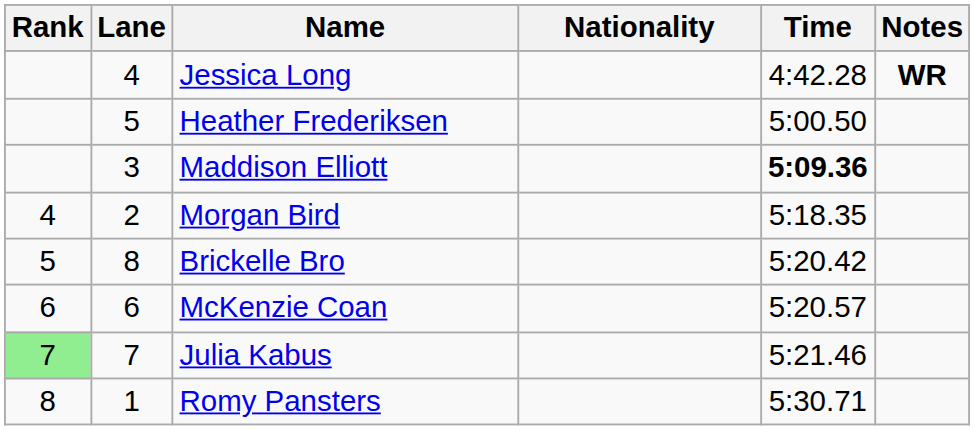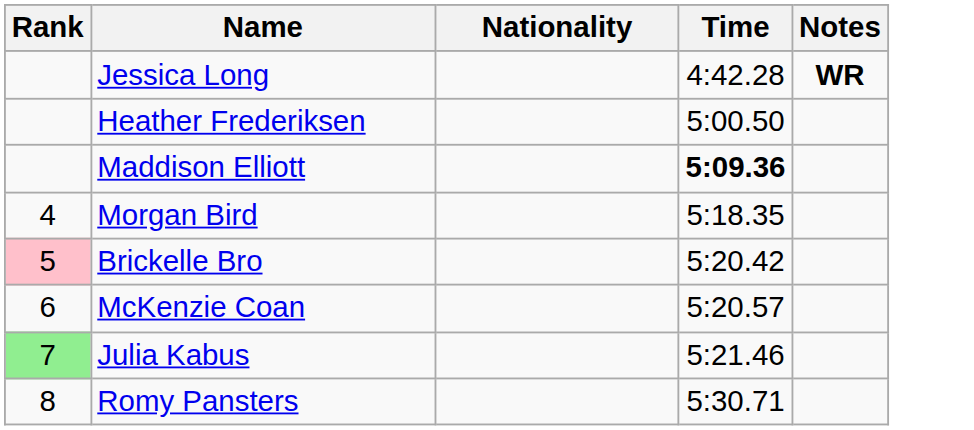- column: (132, 27)
(48, 261) no background -> (48, 261) pink background
